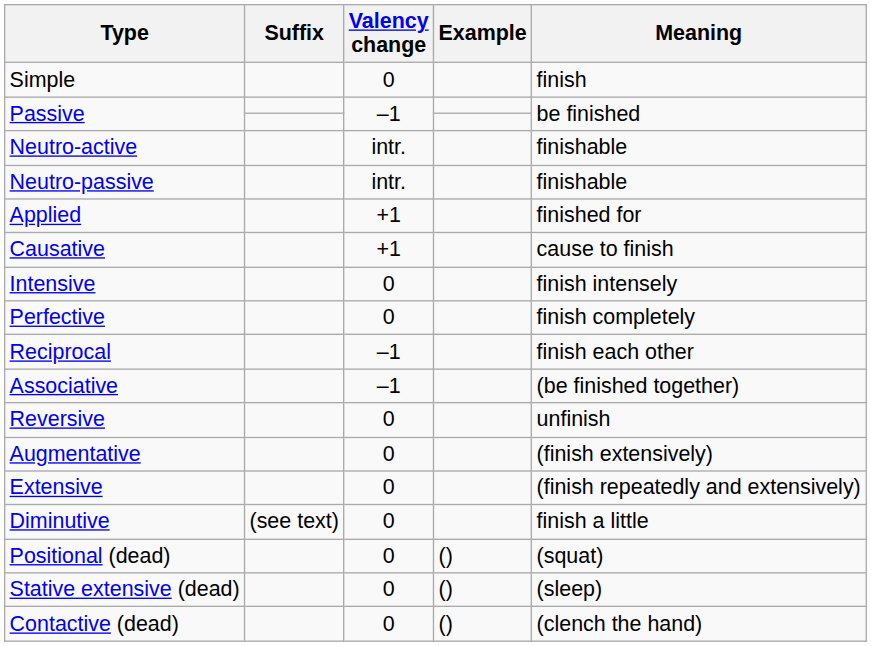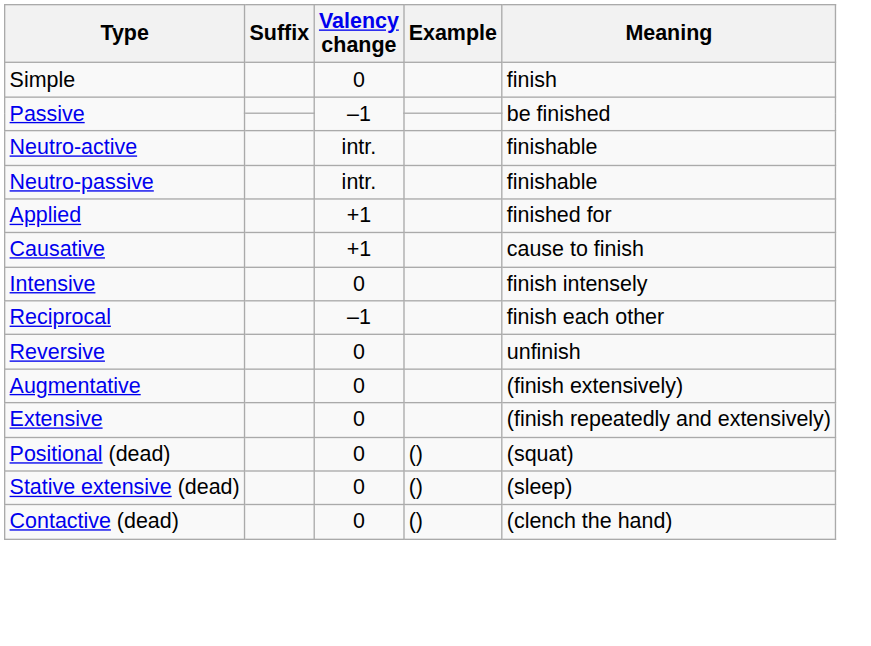- row: (57, 317)
- row: (64, 385)
- row: (60, 521)
